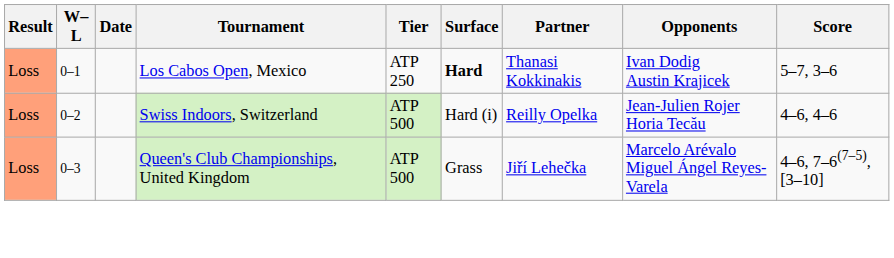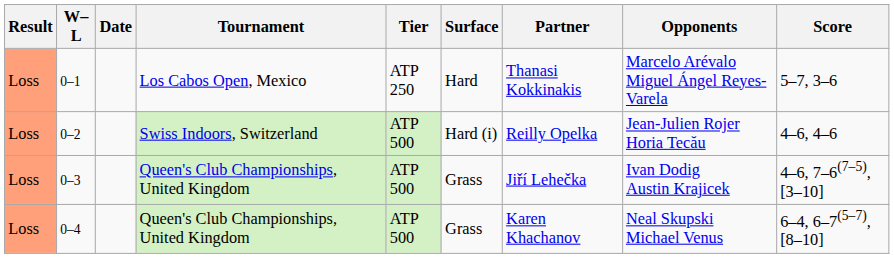(464, 70) bold -> (461, 80) normal
(678, 70) Ivan Dodig Austin Krajicek -> (696, 80) Marcelo Arévalo Miguel Ángel Reyes-Varela
(696, 168) Marcelo Arévalo Miguel Ángel Reyes-Varela -> (678, 179) Ivan Dodig Austin Krajicek
+ row: (70, 229)
